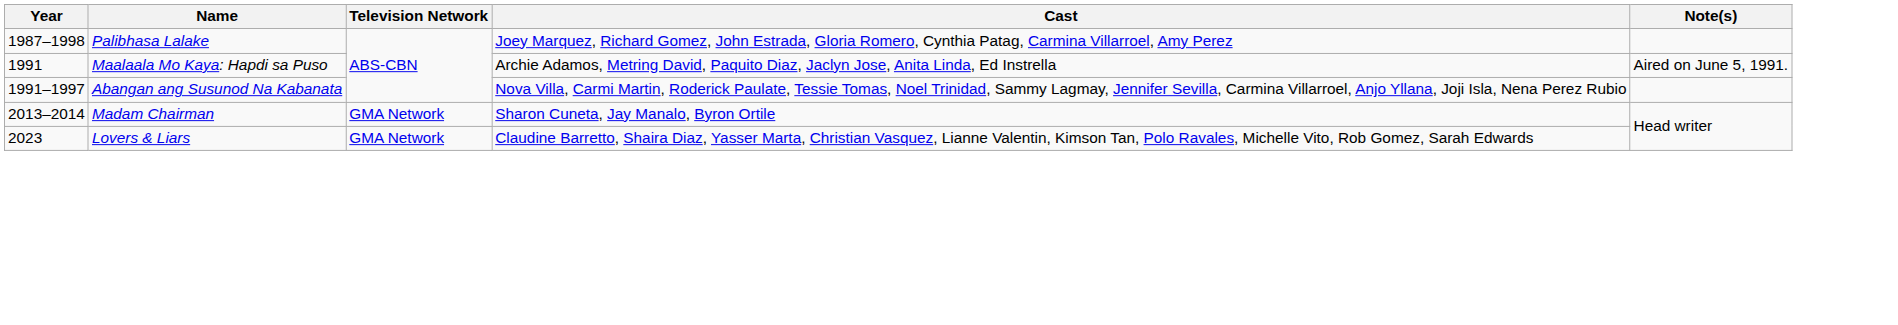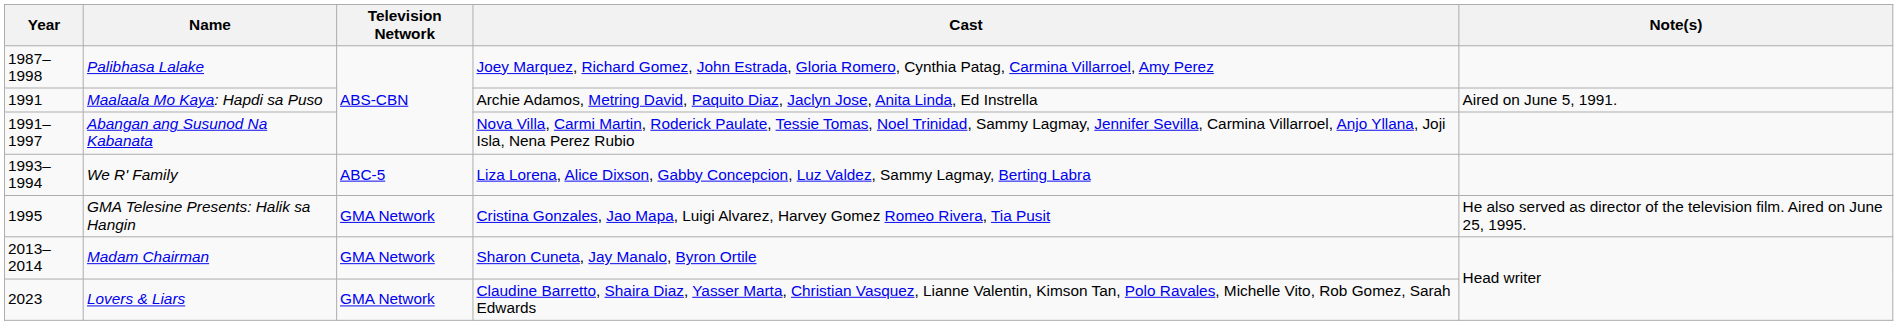+ row: (132, 174)
+ row: (199, 216)
